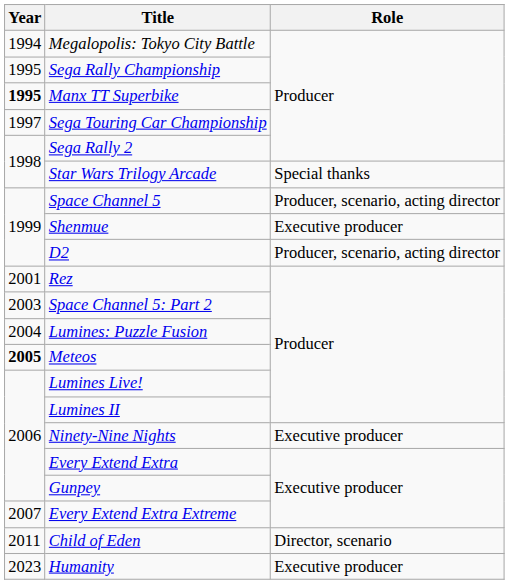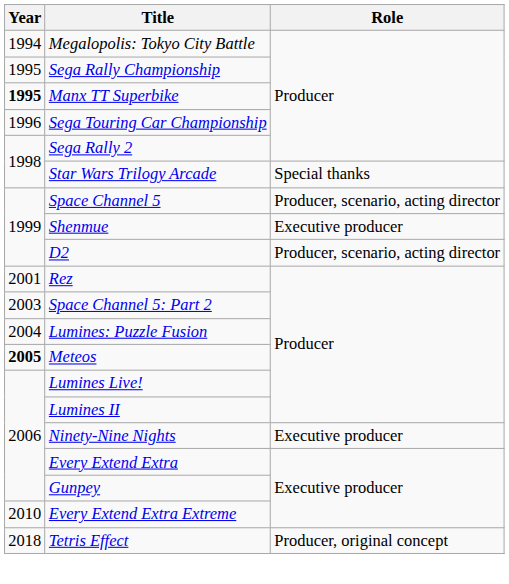(25, 122) 1997 -> (25, 122) 1996
(25, 514) 2007 -> (25, 514) 2010
- row: (95, 540)
+ row: (89, 540)
- row: (81, 566)
